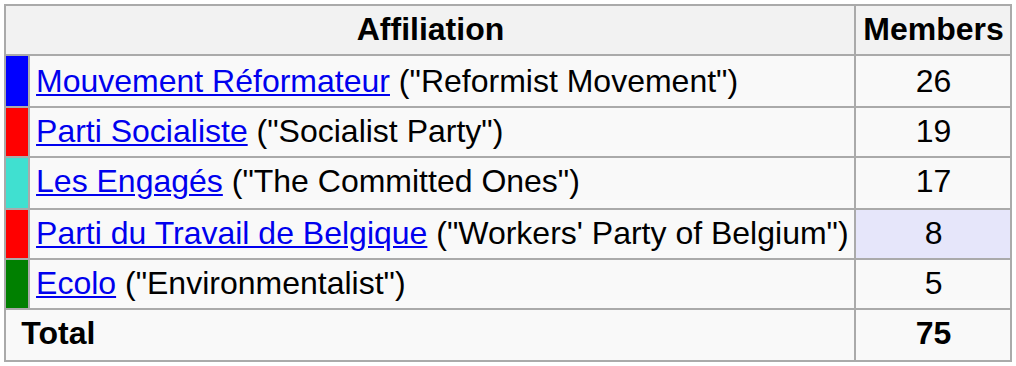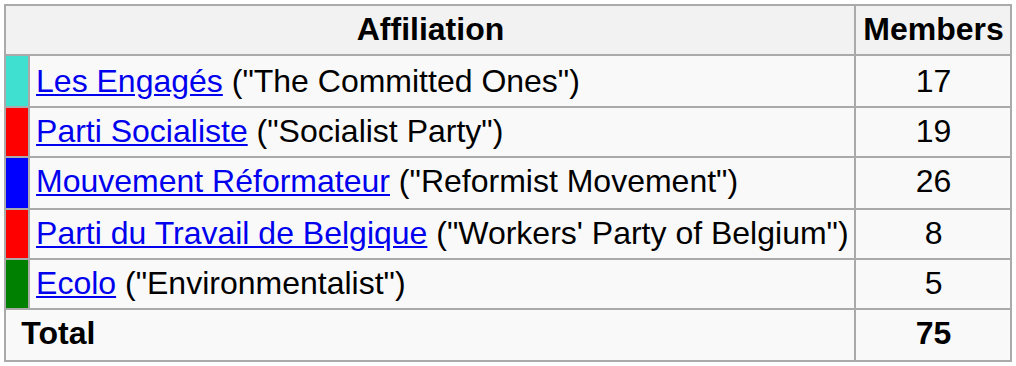rows swapped: (387, 80) <-> (308, 182)
(934, 232) lavender background -> (934, 232) no background
